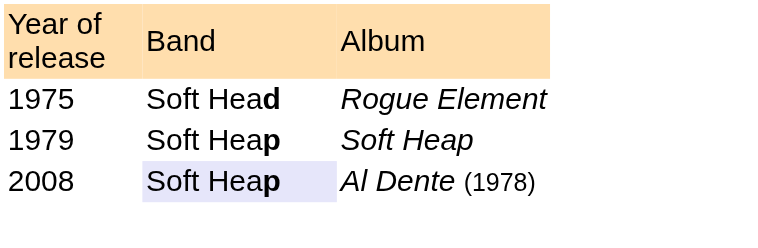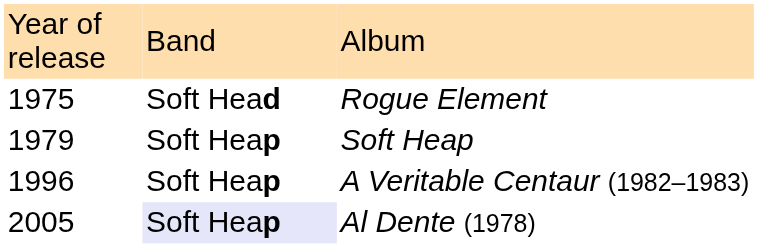+ row: (545, 181)
(41, 181) 2008 -> (41, 222) 2005
